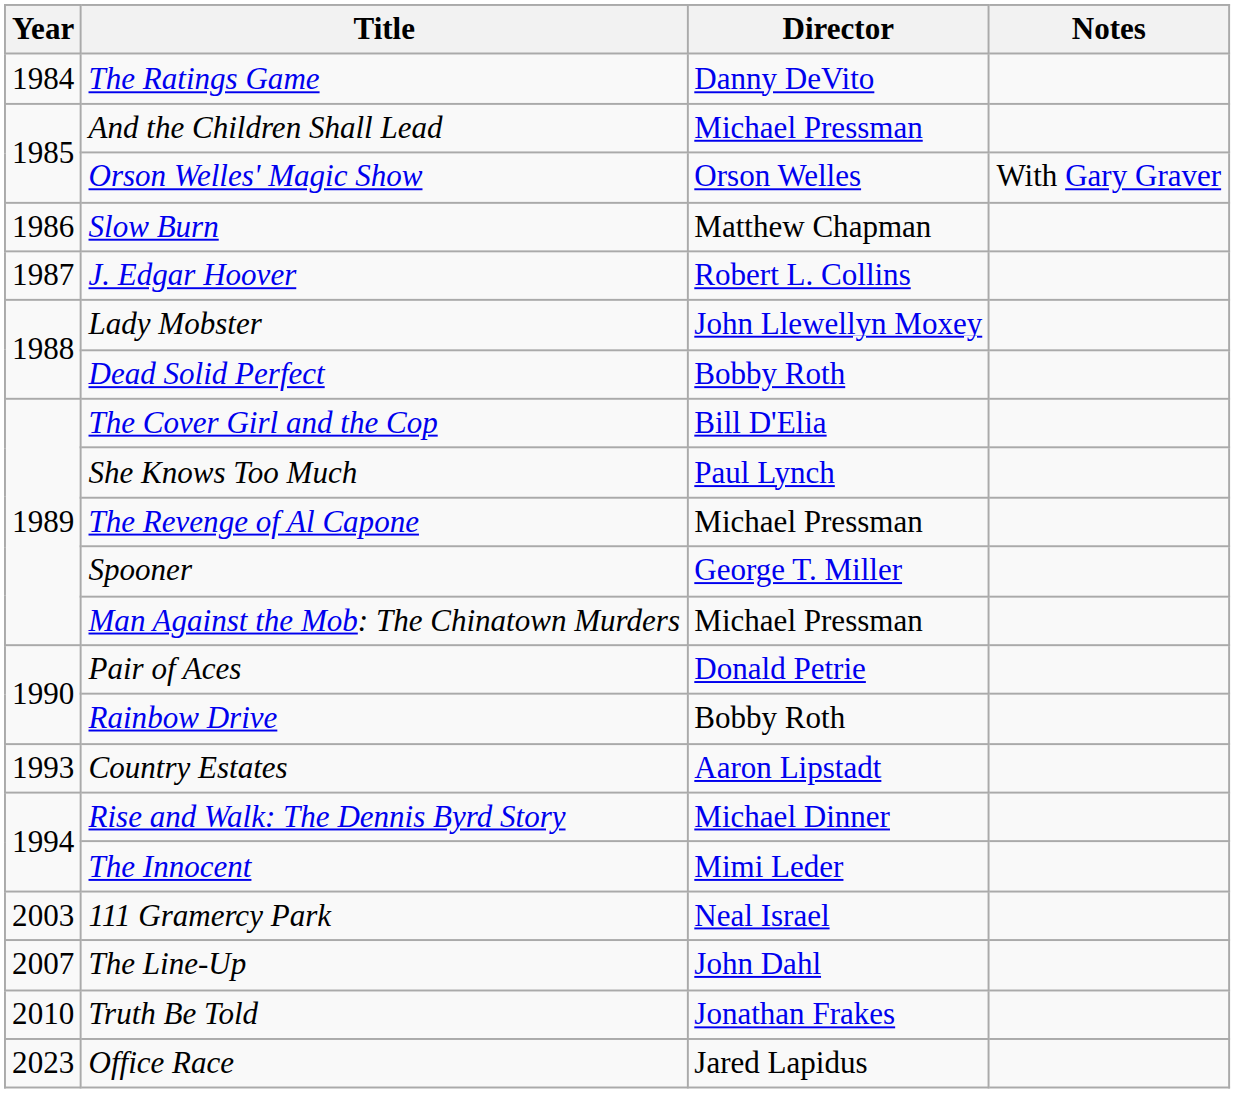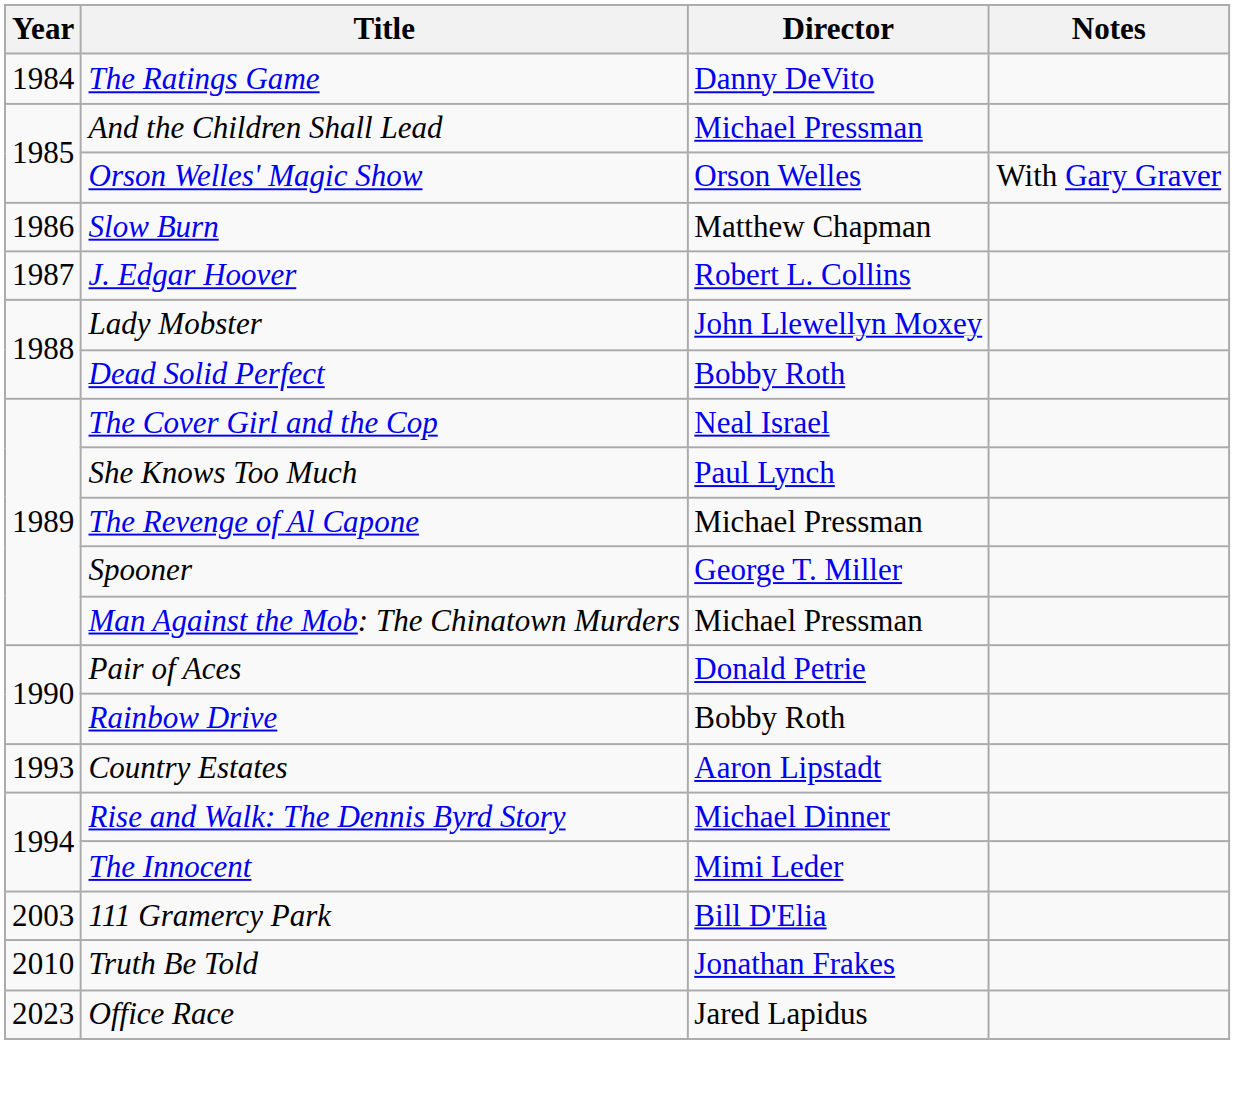(760, 422) Bill D'Elia -> (762, 422) Neal Israel
(762, 915) Neal Israel -> (760, 915) Bill D'Elia
- row: (167, 964)
